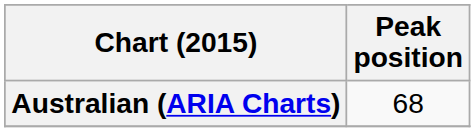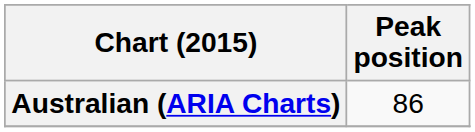(408, 103) 68 -> (408, 103) 86
